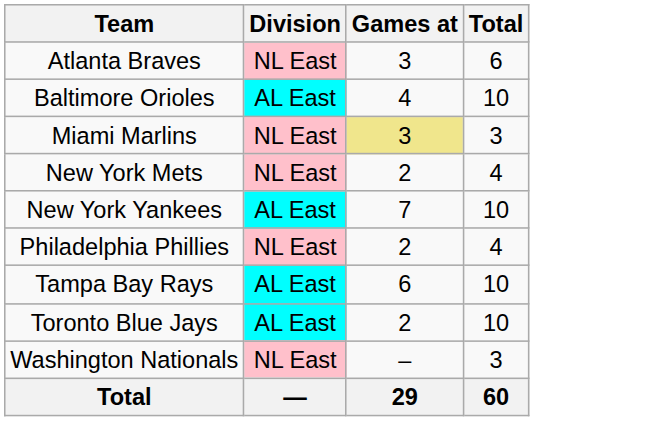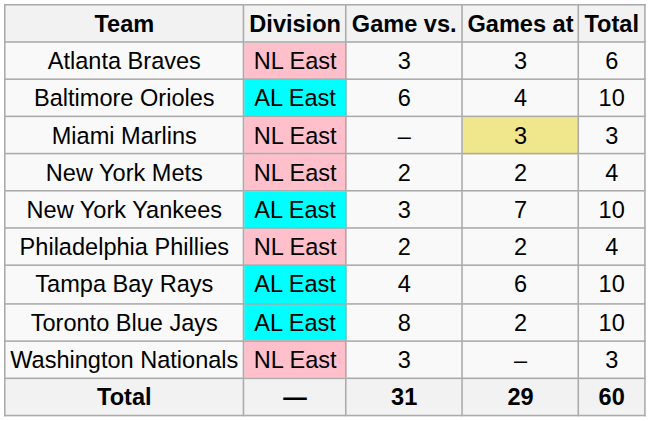+ column: (404, 24)
